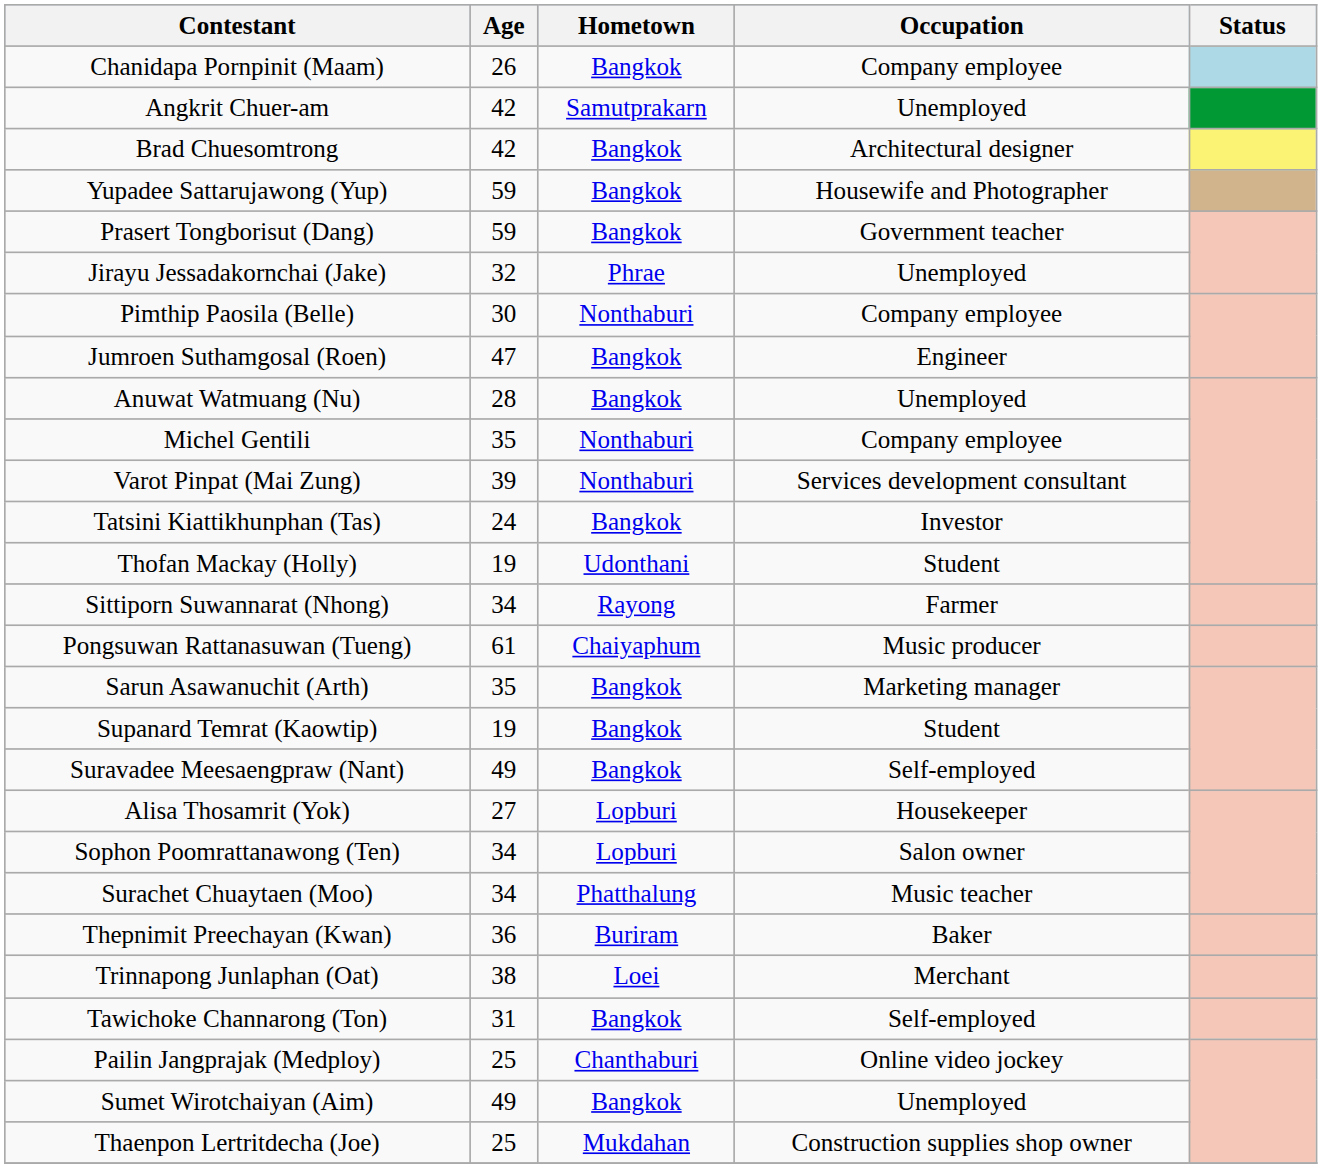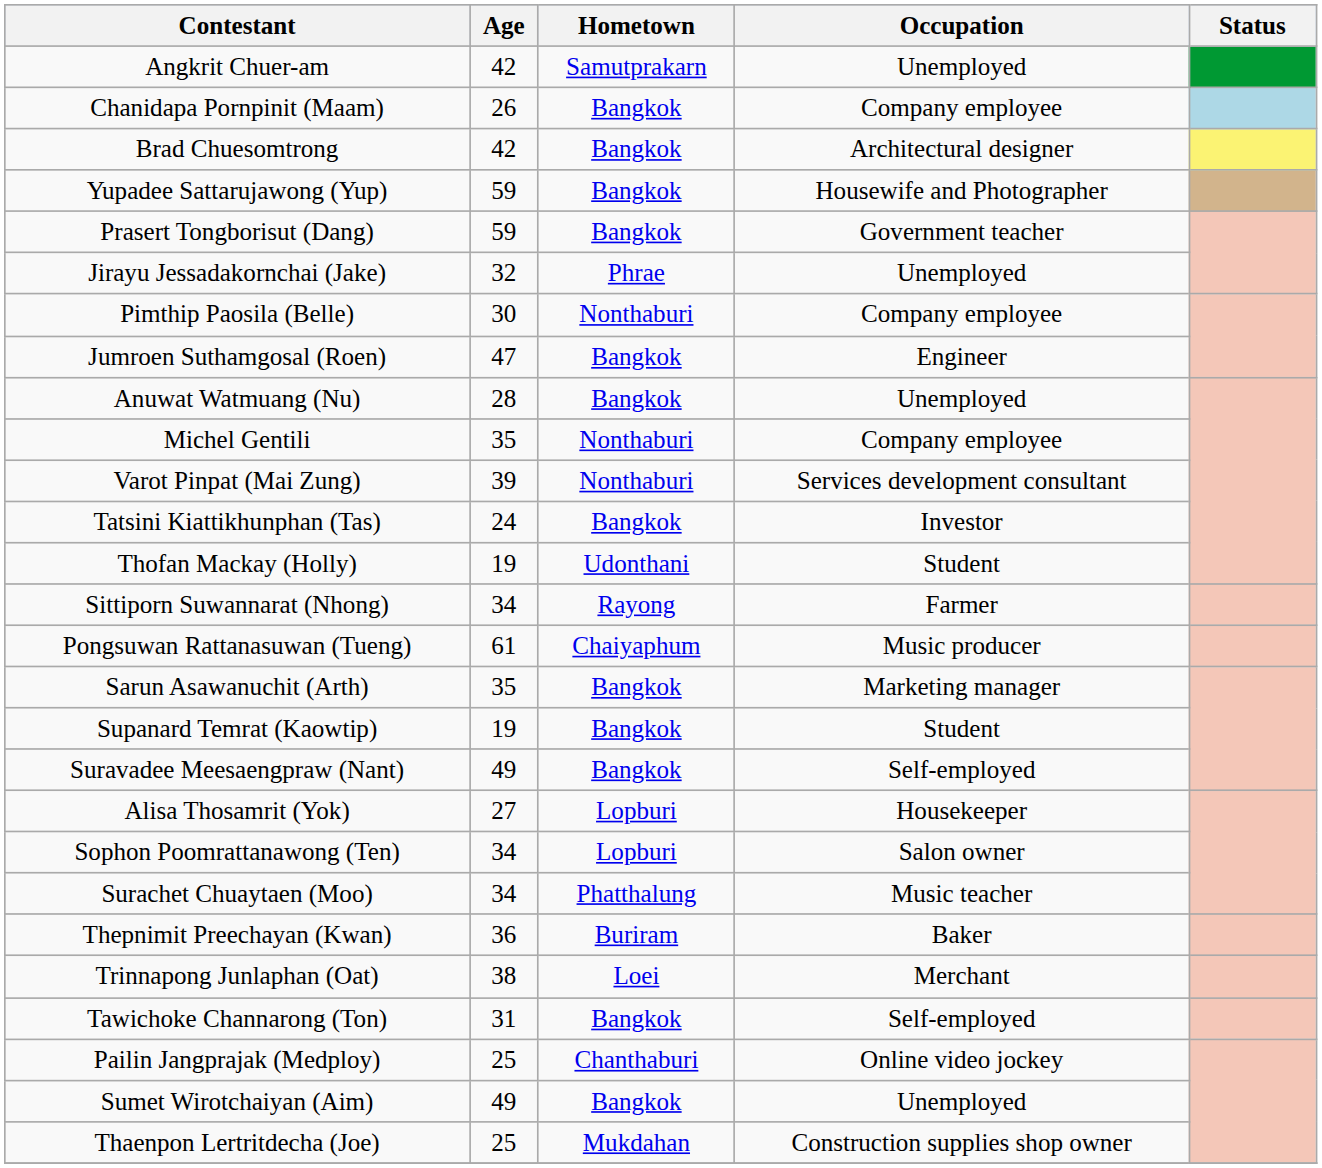rows swapped: (237, 108) <-> (237, 66)
